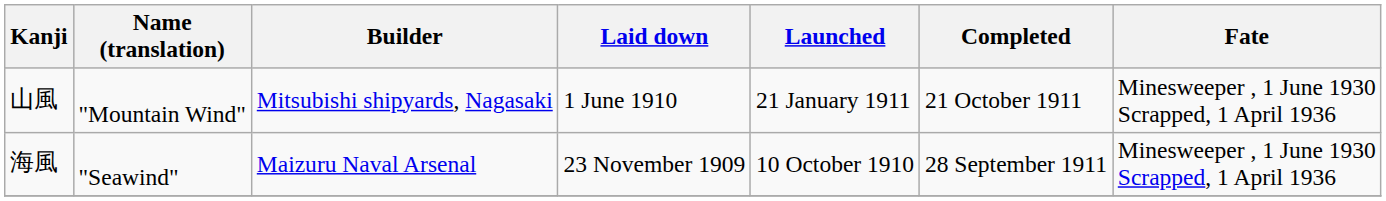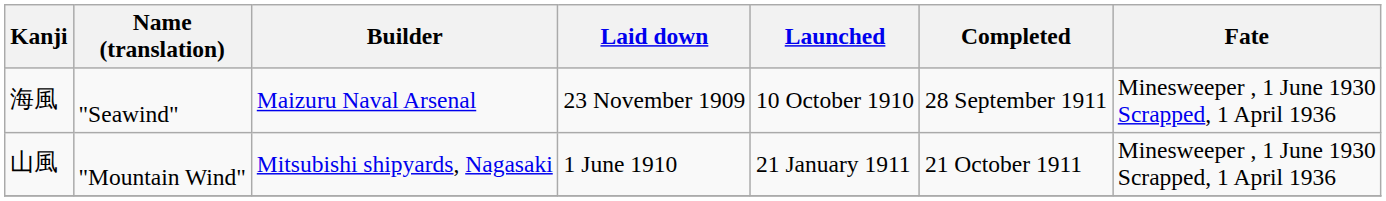rows swapped: (34, 163) <-> (34, 99)
